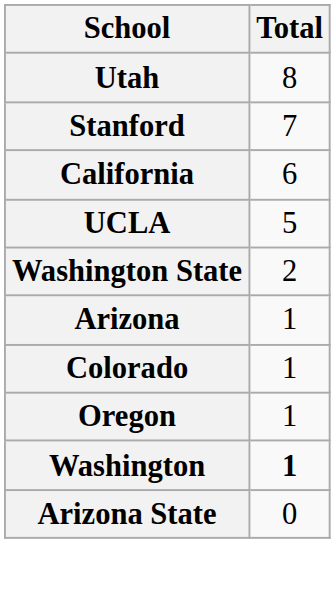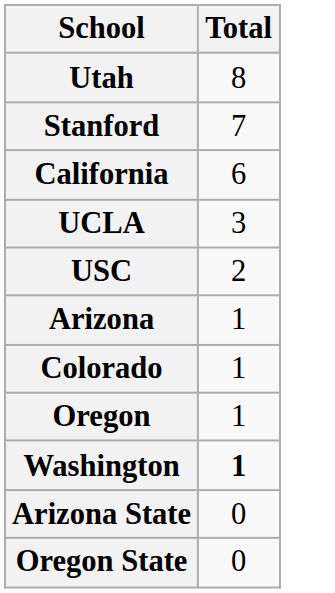(290, 222) 5 -> (239, 222) 3
+ row: (102, 271)
- row: (127, 271)
+ row: (102, 561)
